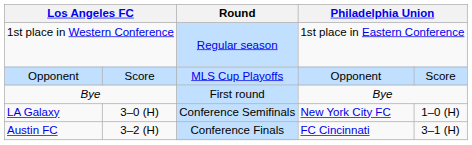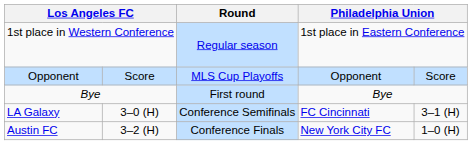(346, 112) New York City FC -> (335, 112) FC Cincinnati
(440, 112) 1–0 (H) -> (440, 112) 3–1 (H)
(335, 130) FC Cincinnati -> (346, 130) New York City FC
(440, 130) 3–1 (H) -> (440, 130) 1–0 (H)
